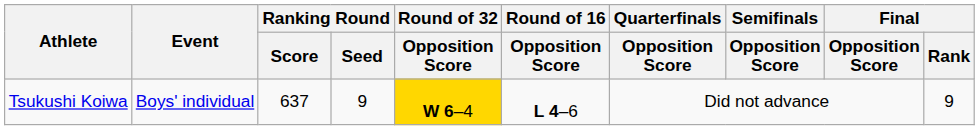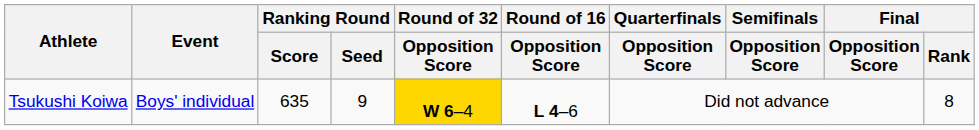(294, 102) 637 -> (294, 102) 635
(949, 102) 9 -> (949, 102) 8
